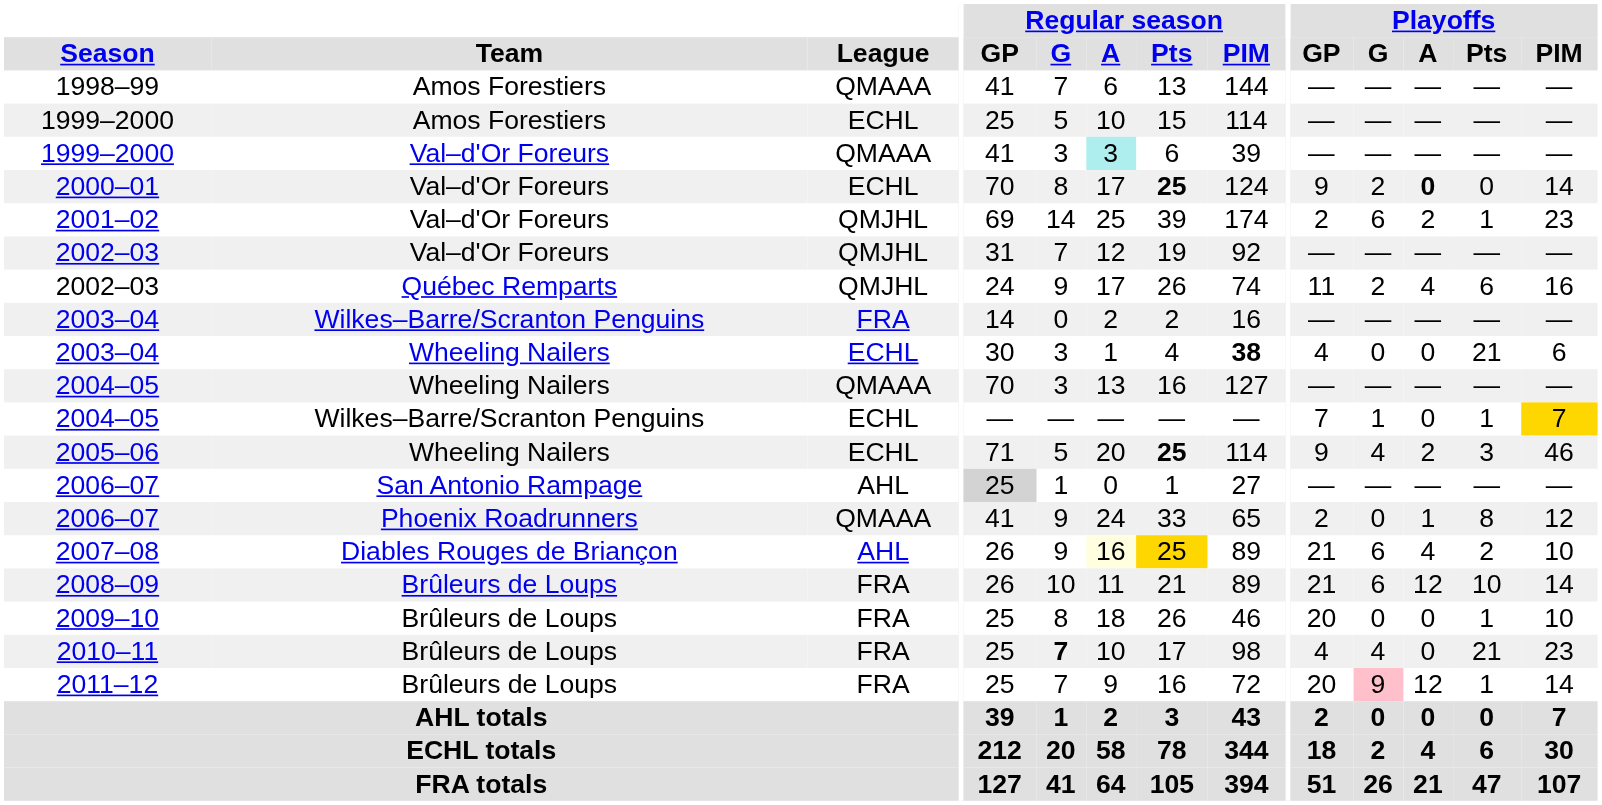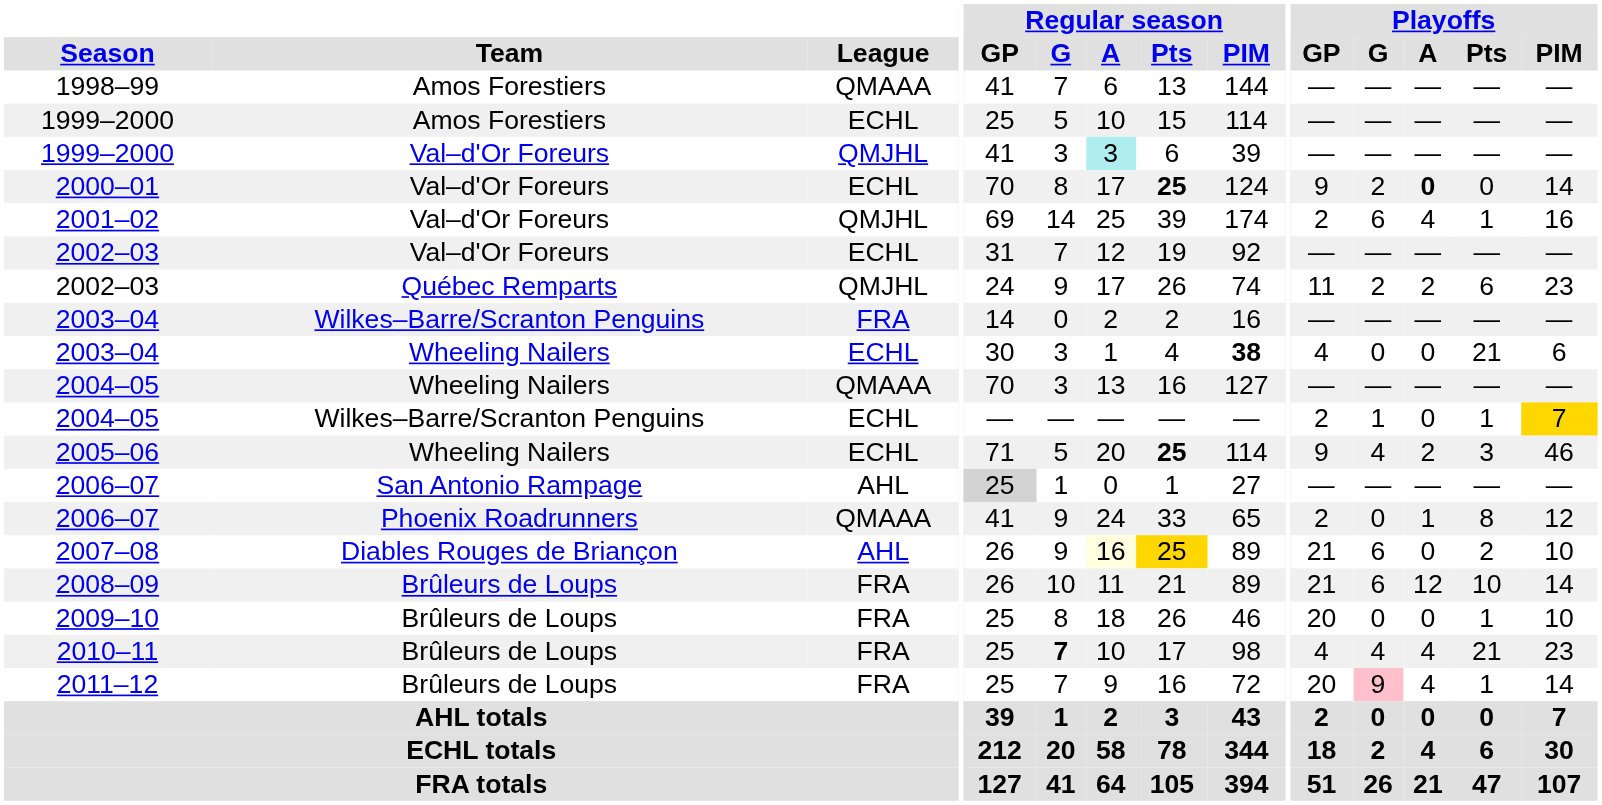(883, 153) QMAAA -> (883, 153) QMJHL
(1428, 219) 2 -> (1428, 219) 4
(1559, 219) 23 -> (1559, 219) 16
(883, 252) QMJHL -> (883, 252) ECHL
(1428, 285) 4 -> (1428, 285) 2
(1559, 285) 16 -> (1559, 285) 23
(1321, 418) 7 -> (1321, 418) 2
(1428, 551) 4 -> (1428, 551) 0
(1428, 651) 0 -> (1428, 651) 4
(1428, 684) 12 -> (1428, 684) 4
